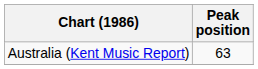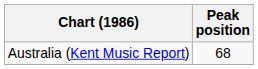(223, 53) 63 -> (223, 53) 68
